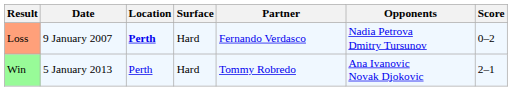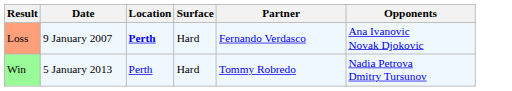- column: (491, 13)
(388, 38) Nadia Petrova Dmitry Tursunov -> (386, 38) Ana Ivanovic Novak Djokovic
(386, 69) Ana Ivanovic Novak Djokovic -> (388, 69) Nadia Petrova Dmitry Tursunov
